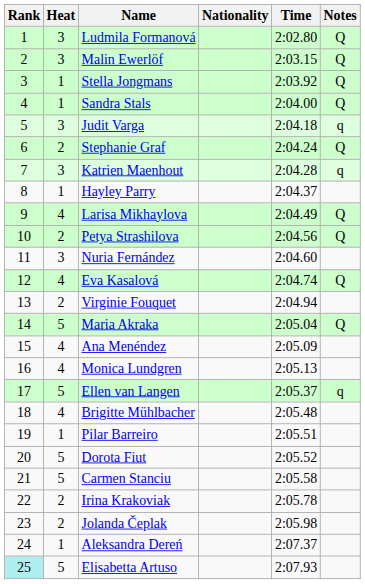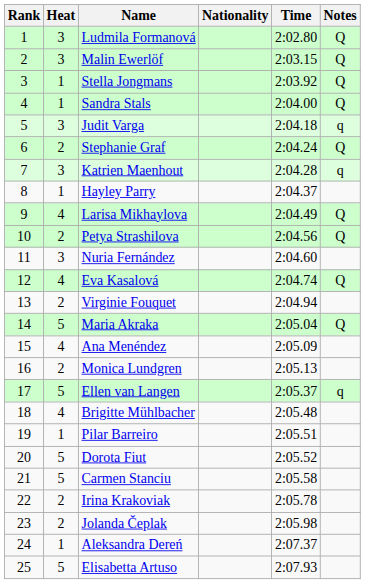(61, 368) 4 -> (61, 368) 2
(24, 567) paleturquoise background -> (24, 567) no background
